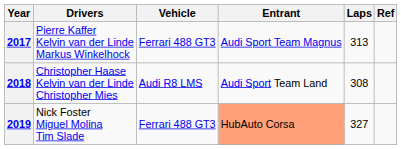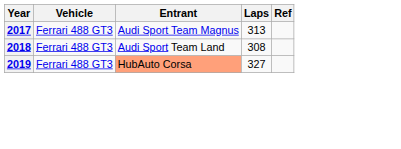- column: (85, 13)
(171, 83) Audi R8 LMS -> (74, 47) Ferrari 488 GT3
